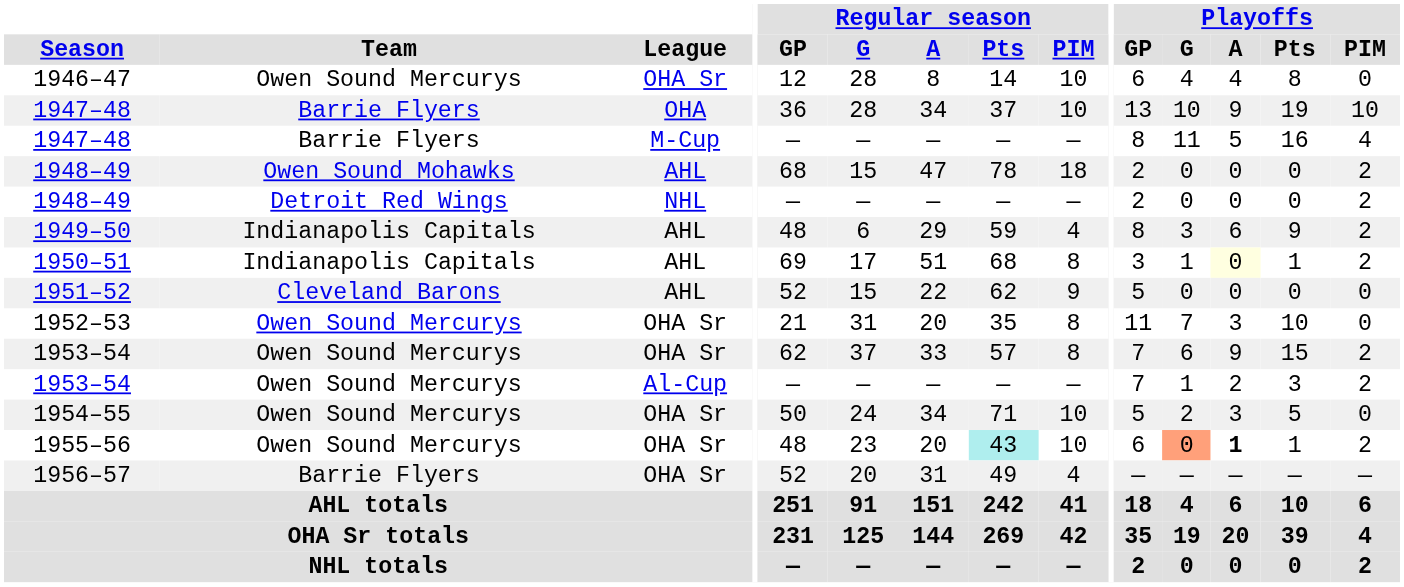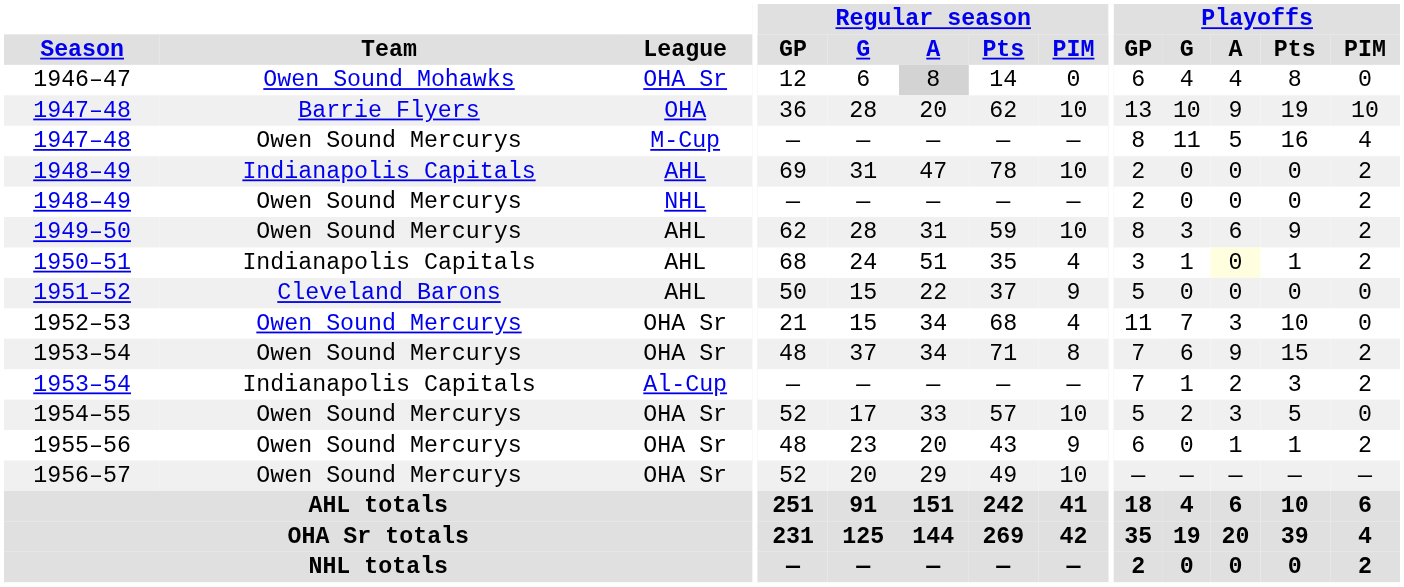(389, 80) Owen Sound Mercurys -> (389, 80) Owen Sound Mohawks
(863, 80) 28 -> (863, 80) 6
(933, 80) no background -> (933, 80) lightgrey background
(1073, 80) 10 -> (1073, 80) 0
(933, 111) 34 -> (933, 111) 20
(1003, 111) 37 -> (1003, 111) 62
(389, 141) Barrie Flyers -> (389, 141) Owen Sound Mercurys
(389, 171) Owen Sound Mohawks -> (389, 171) Indianapolis Capitals
(793, 171) 68 -> (793, 171) 69
(863, 171) 15 -> (863, 171) 31
(1073, 171) 18 -> (1073, 171) 10
(389, 202) Detroit Red Wings -> (389, 202) Owen Sound Mercurys
(389, 232) Indianapolis Capitals -> (389, 232) Owen Sound Mercurys
(793, 232) 48 -> (793, 232) 62
(863, 232) 6 -> (863, 232) 28
(933, 232) 29 -> (933, 232) 31
(1073, 232) 4 -> (1073, 232) 10
(793, 263) 69 -> (793, 263) 68
(863, 263) 17 -> (863, 263) 24
(1003, 263) 68 -> (1003, 263) 35
(1073, 263) 8 -> (1073, 263) 4
(793, 293) 52 -> (793, 293) 50
(1003, 293) 62 -> (1003, 293) 37
(863, 324) 31 -> (863, 324) 15
(933, 324) 20 -> (933, 324) 34
(1003, 324) 35 -> (1003, 324) 68
(1073, 324) 8 -> (1073, 324) 4
(793, 354) 62 -> (793, 354) 48
(933, 354) 33 -> (933, 354) 34
(1003, 354) 57 -> (1003, 354) 71
(389, 384) Owen Sound Mercurys -> (389, 384) Indianapolis Capitals
(793, 415) 50 -> (793, 415) 52
(863, 415) 24 -> (863, 415) 17
(933, 415) 34 -> (933, 415) 33
(1003, 415) 71 -> (1003, 415) 57
(1003, 445) paleturquoise background -> (1003, 445) no background
(1073, 445) 10 -> (1073, 445) 9
(1187, 445) lightsalmon background -> (1187, 445) no background
(1235, 445) bold -> (1235, 445) normal
(389, 476) Barrie Flyers -> (389, 476) Owen Sound Mercurys
(933, 476) 31 -> (933, 476) 29
(1073, 476) 4 -> (1073, 476) 10
